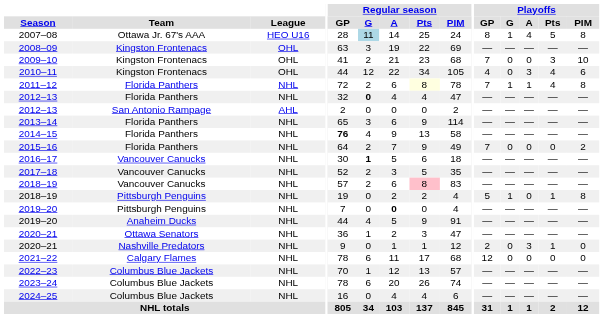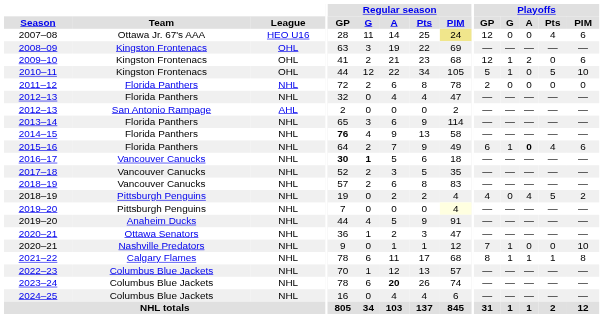(368, 35) lightblue background -> (368, 35) no background
(456, 35) no background -> (456, 35) khaki background
(487, 35) 8 -> (487, 35) 12
(510, 35) 1 -> (510, 35) 0
(529, 35) 4 -> (529, 35) 0
(553, 35) 5 -> (553, 35) 4
(583, 35) 8 -> (583, 35) 6
(487, 59) 7 -> (487, 59) 12
(510, 59) 0 -> (510, 59) 1
(529, 59) 0 -> (529, 59) 2
(553, 59) 3 -> (553, 59) 0
(583, 59) 10 -> (583, 59) 6
(487, 72) 4 -> (487, 72) 5
(510, 72) 0 -> (510, 72) 1
(529, 72) 3 -> (529, 72) 0
(553, 72) 4 -> (553, 72) 5
(583, 72) 6 -> (583, 72) 10
(424, 84) lightyellow background -> (424, 84) no background
(487, 84) 7 -> (487, 84) 2
(510, 84) 1 -> (510, 84) 0
(529, 84) 1 -> (529, 84) 0
(553, 84) 4 -> (553, 84) 0
(583, 84) 8 -> (583, 84) 0
(368, 97) bold -> (368, 97) normal
(487, 146) 7 -> (487, 146) 6
(510, 146) 0 -> (510, 146) 1
(529, 146) normal -> (529, 146) bold
(553, 146) 0 -> (553, 146) 4
(583, 146) 2 -> (583, 146) 6
(343, 159) normal -> (343, 159) bold
(424, 183) pink background -> (424, 183) no background
(487, 196) 5 -> (487, 196) 4
(510, 196) 1 -> (510, 196) 0
(529, 196) 0 -> (529, 196) 4
(553, 196) 1 -> (553, 196) 5
(583, 196) 8 -> (583, 196) 2
(394, 208) bold -> (394, 208) normal
(456, 208) no background -> (456, 208) lightyellow background
(487, 245) 2 -> (487, 245) 7
(510, 245) 0 -> (510, 245) 1
(529, 245) 3 -> (529, 245) 0
(553, 245) 1 -> (553, 245) 0
(583, 245) 0 -> (583, 245) 10
(487, 258) 12 -> (487, 258) 8
(510, 258) 0 -> (510, 258) 1
(529, 258) 0 -> (529, 258) 1
(553, 258) 0 -> (553, 258) 1
(583, 258) 0 -> (583, 258) 8
(394, 283) normal -> (394, 283) bold
